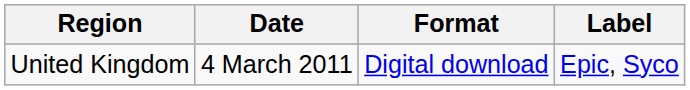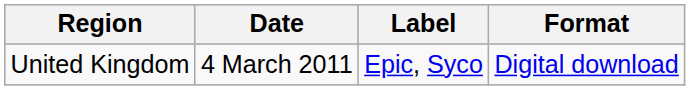columns swapped: (456, 24) <-> (619, 24)
